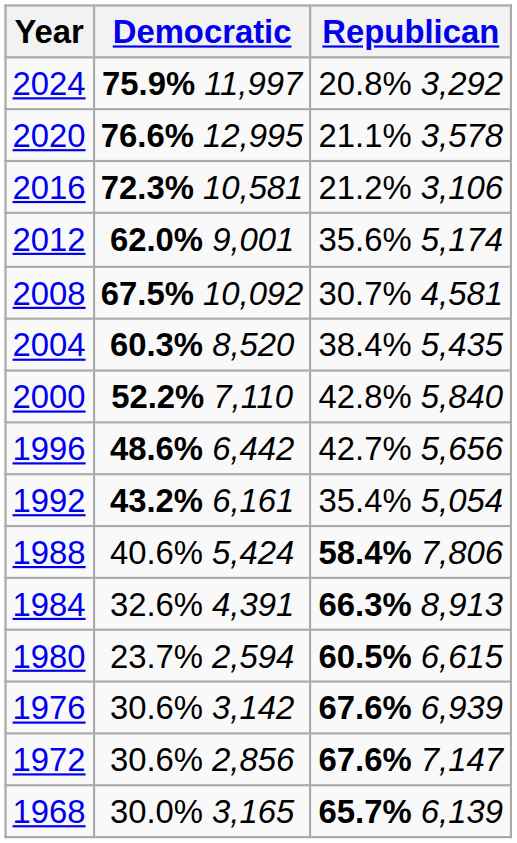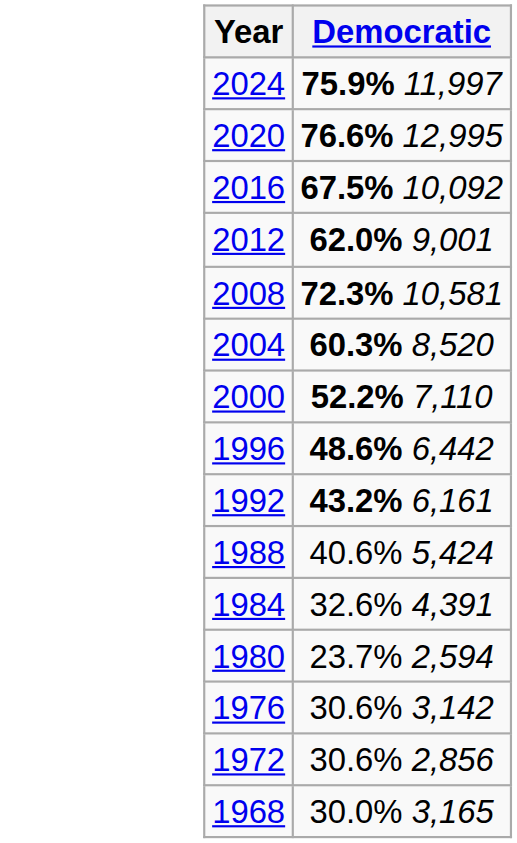- column: (411, 32)
(202, 188) 72.3% 10,581 -> (402, 188) 67.5% 10,092
(202, 292) 67.5% 10,092 -> (402, 292) 72.3% 10,581
